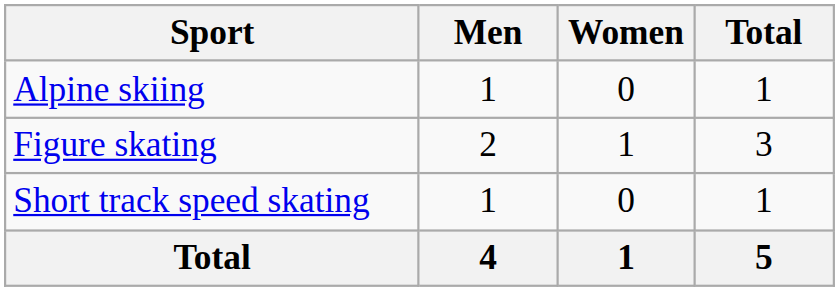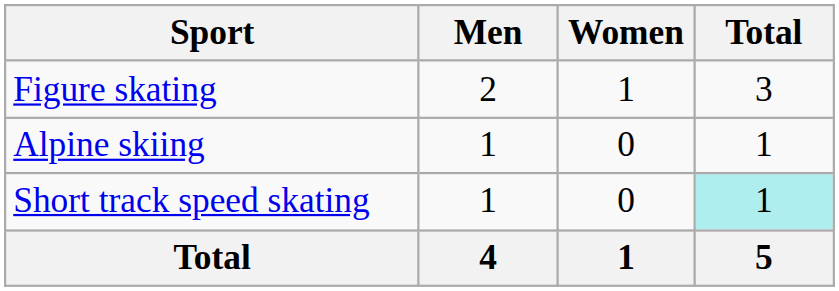rows swapped: (109, 88) <-> (115, 144)
(764, 200) no background -> (764, 200) paleturquoise background
